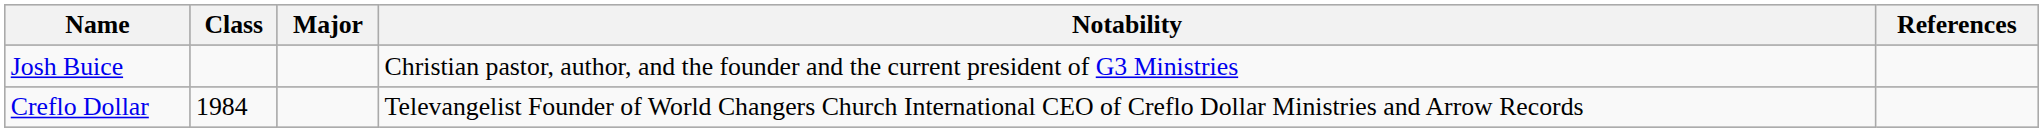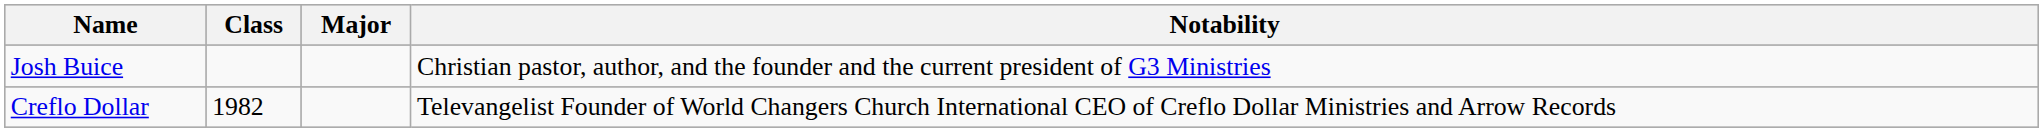- column: (1957, 24)
(222, 106) 1984 -> (238, 106) 1982
